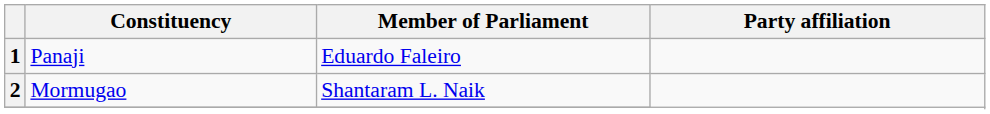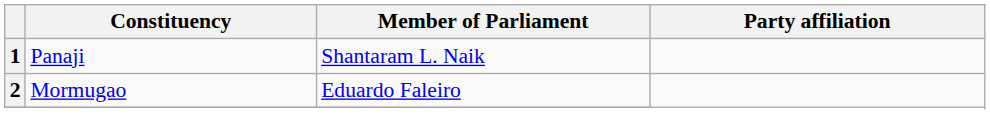(391, 55) Eduardo Faleiro -> (403, 55) Shantaram L. Naik
(403, 90) Shantaram L. Naik -> (391, 90) Eduardo Faleiro
